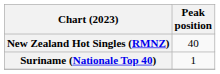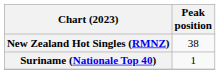(193, 43) 40 -> (193, 43) 38
